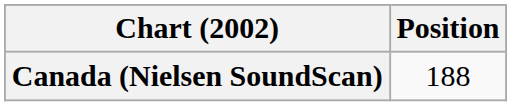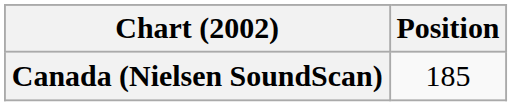(448, 75) 188 -> (448, 75) 185
